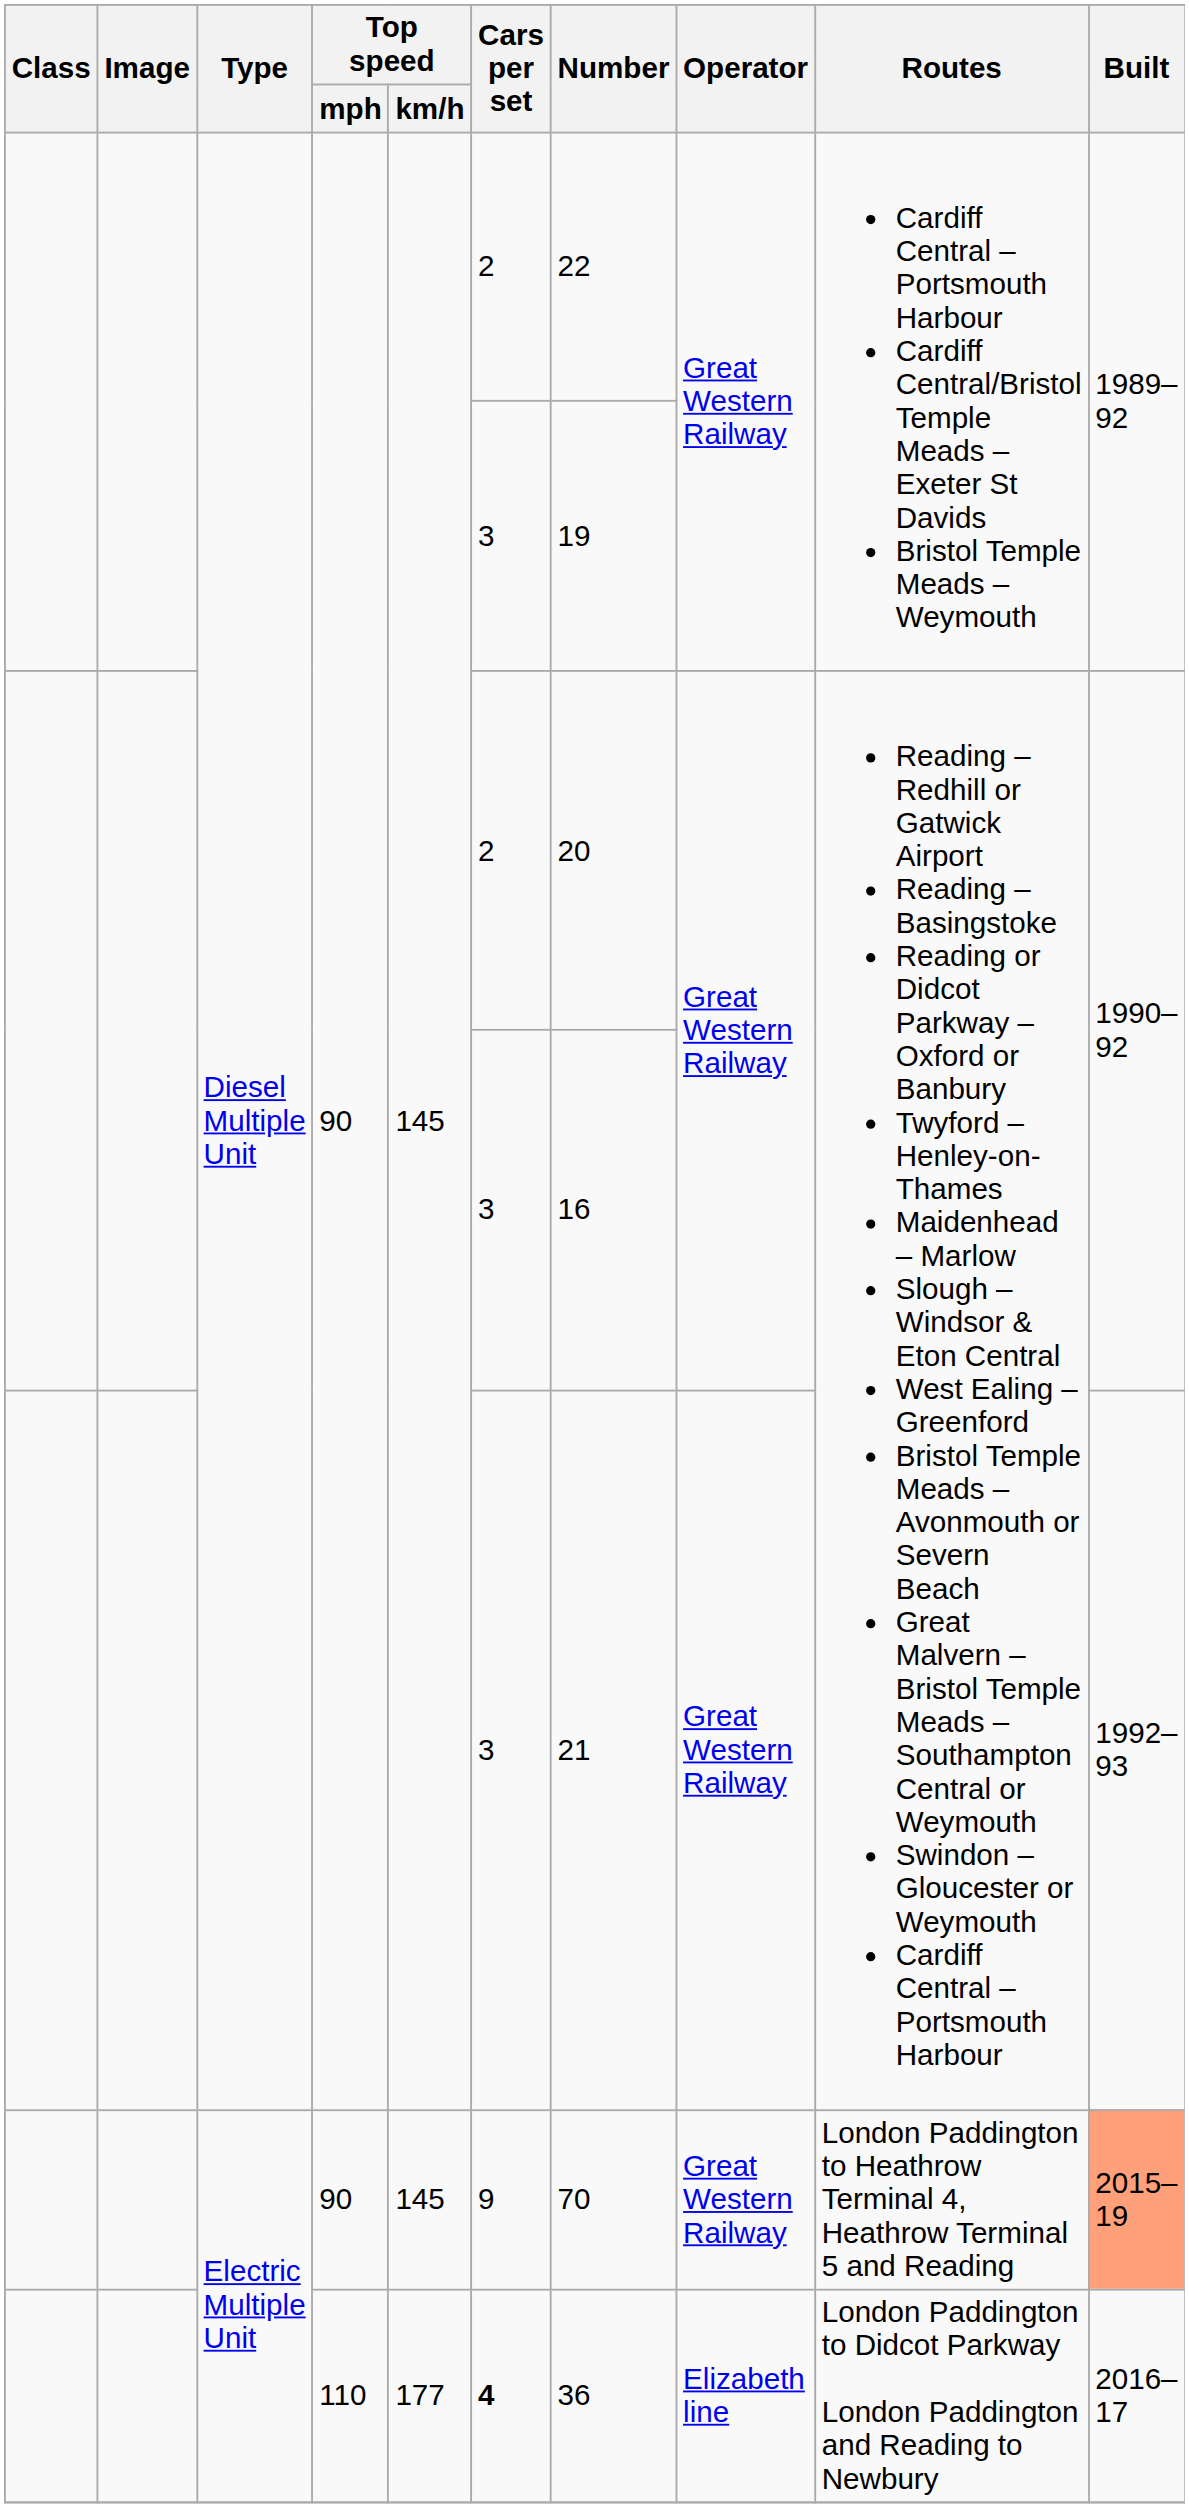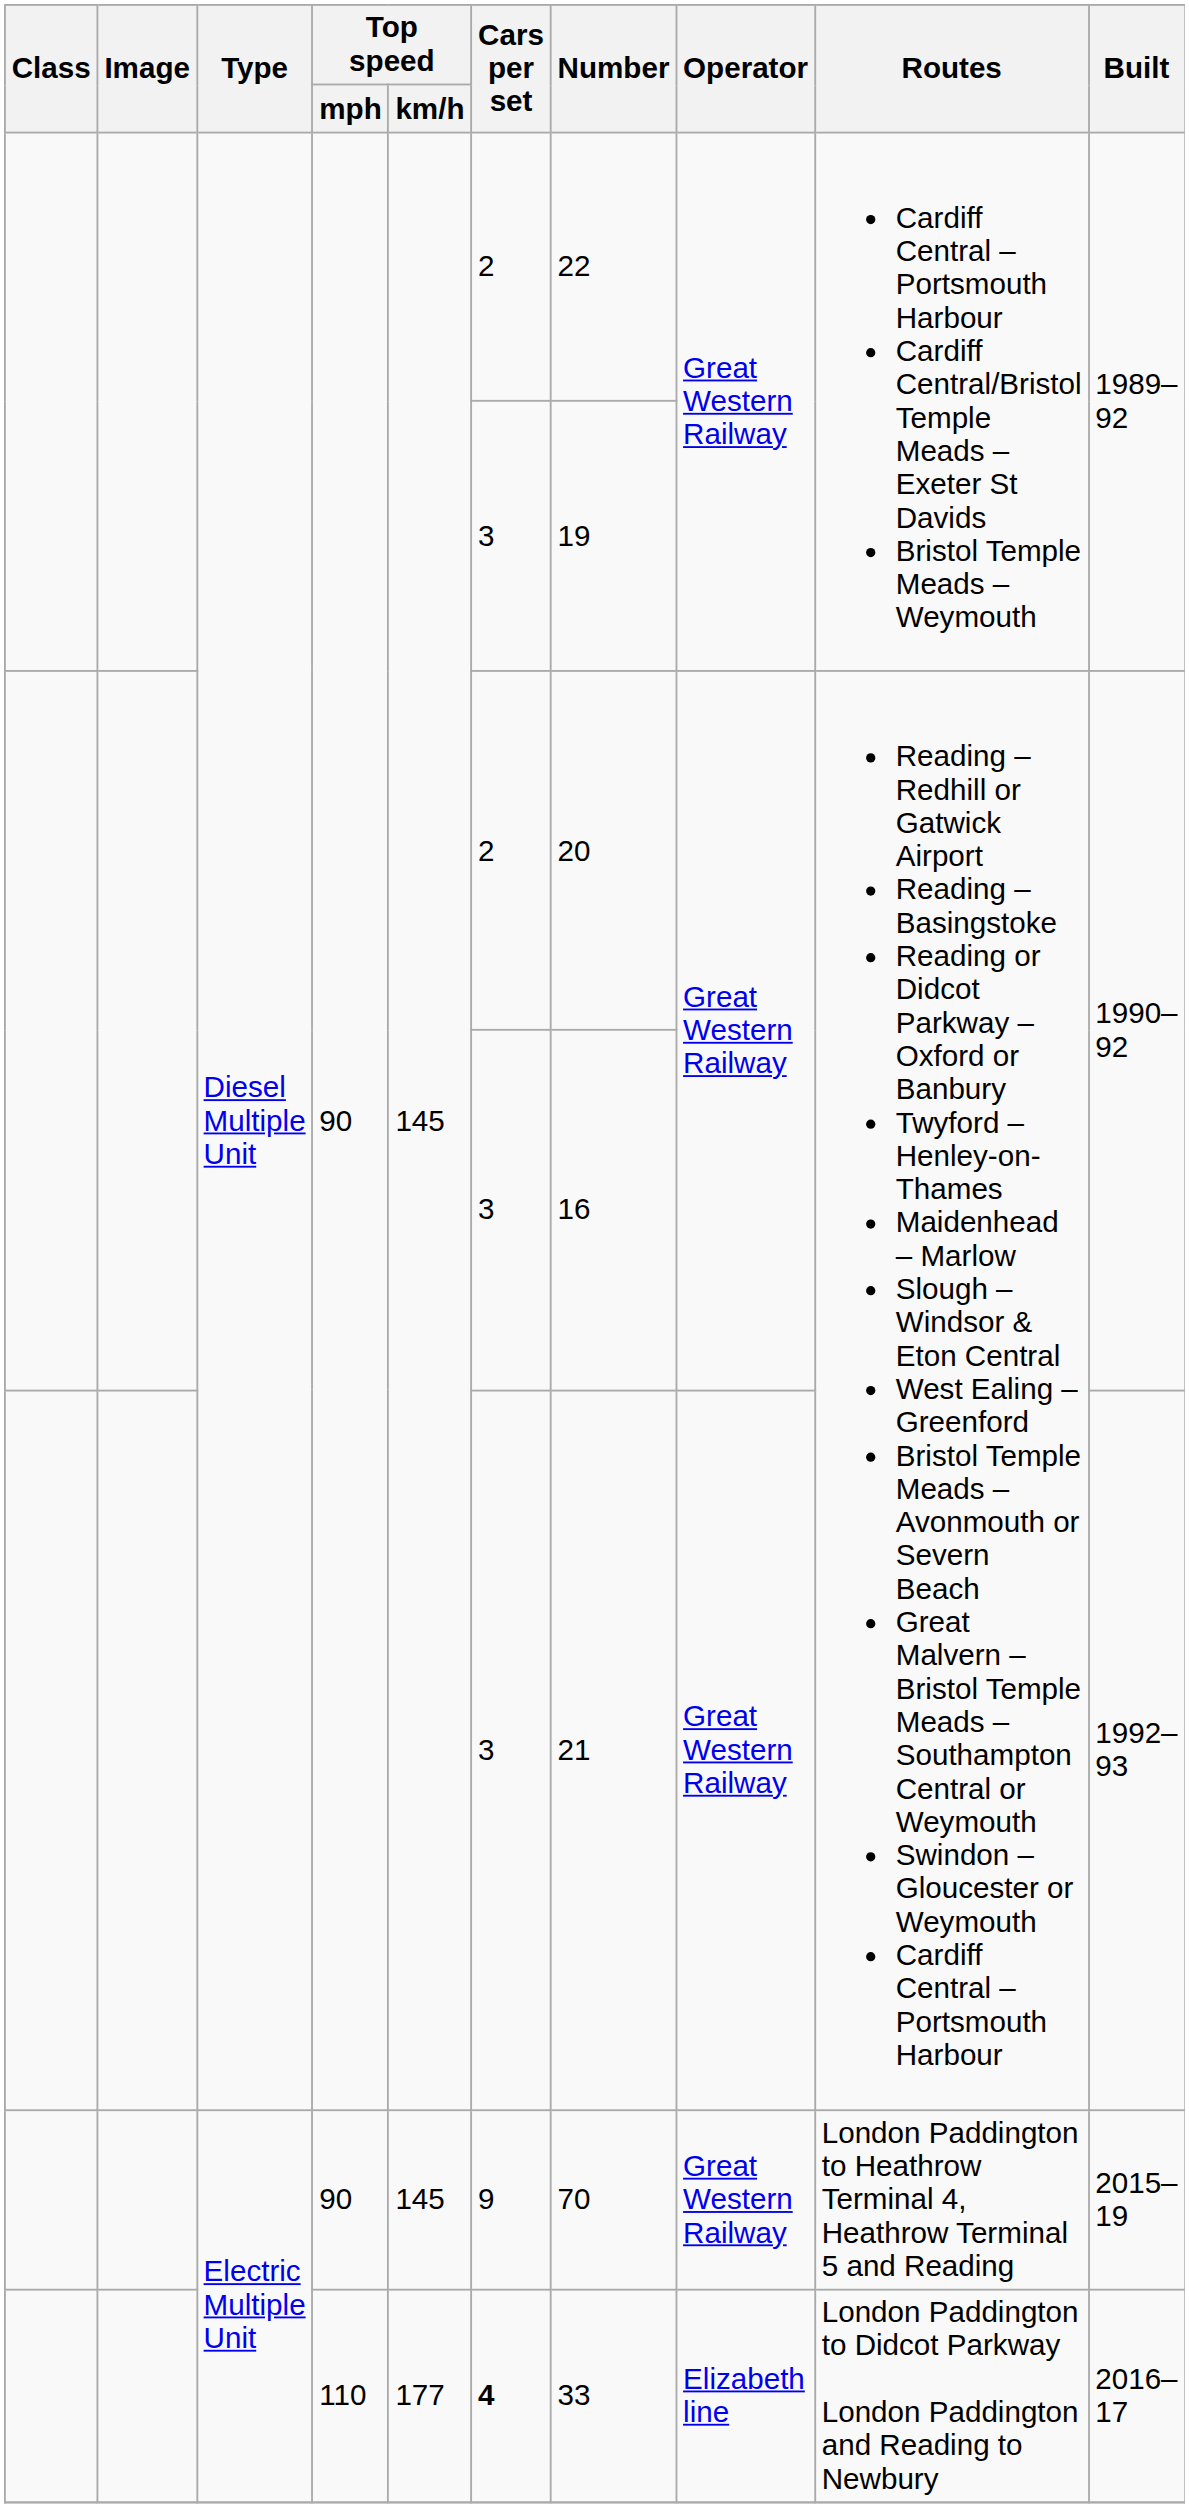(1136, 2198) lightsalmon background -> (1136, 2198) no background
(574, 2395) 36 -> (574, 2395) 33
